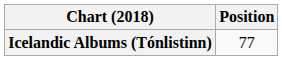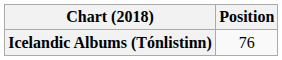(247, 42) 77 -> (247, 42) 76
